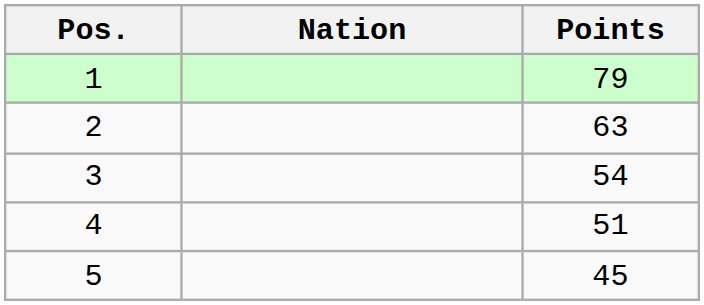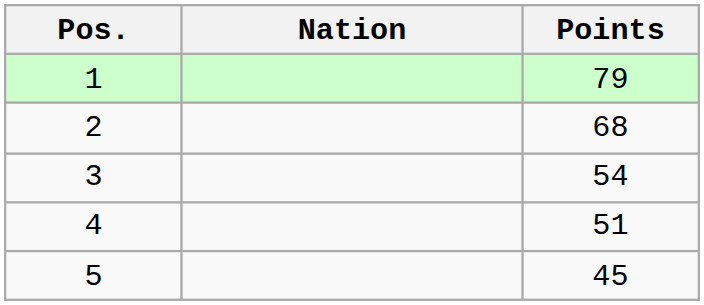(610, 128) 63 -> (610, 128) 68
